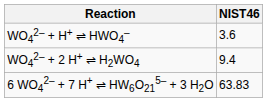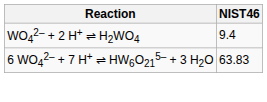- row: (68, 36)
